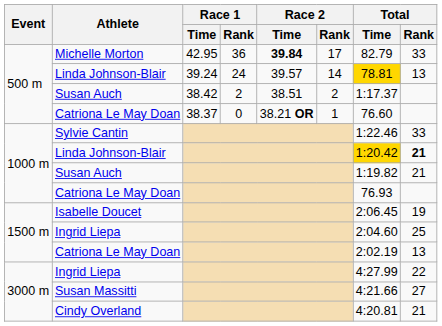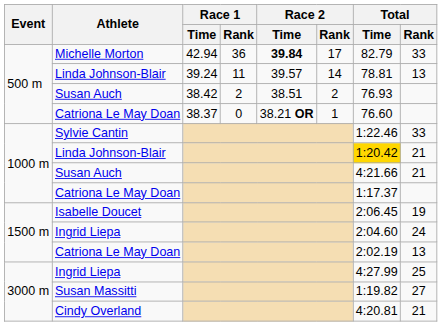(202, 54) 42.95 -> (202, 54) 42.94
(239, 74) 24 -> (239, 74) 11
(377, 74) gold background -> (377, 74) no background
(377, 94) 1:17.37 -> (377, 94) 76.93
(419, 153) bold -> (419, 153) normal
(377, 173) 1:19.82 -> (377, 173) 4:21.66
(377, 193) 76.93 -> (377, 193) 1:17.37
(419, 232) 25 -> (419, 232) 24
(419, 272) 22 -> (419, 272) 25
(377, 292) 4:21.66 -> (377, 292) 1:19.82
